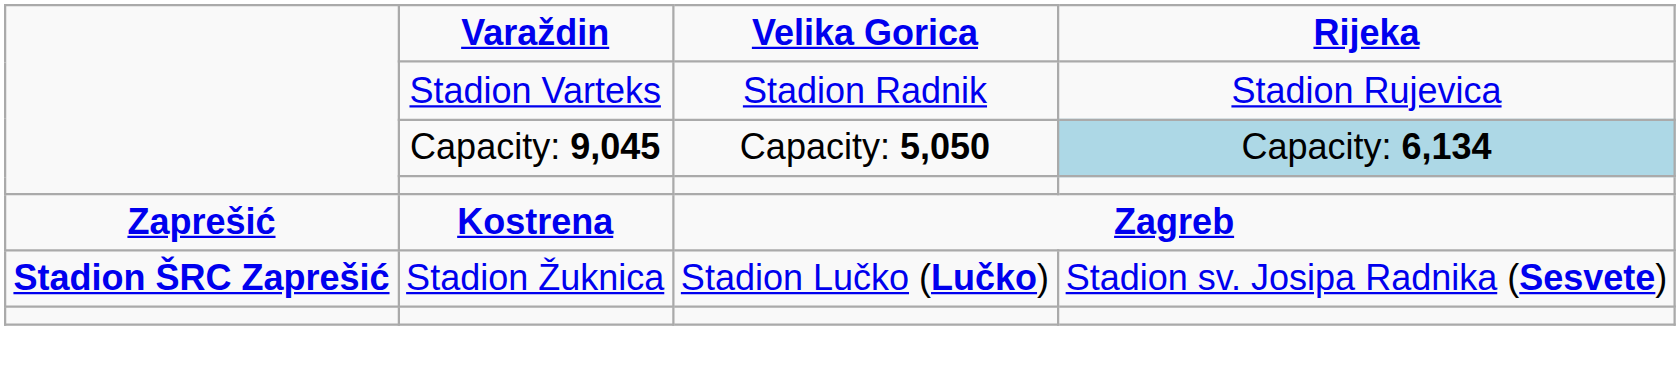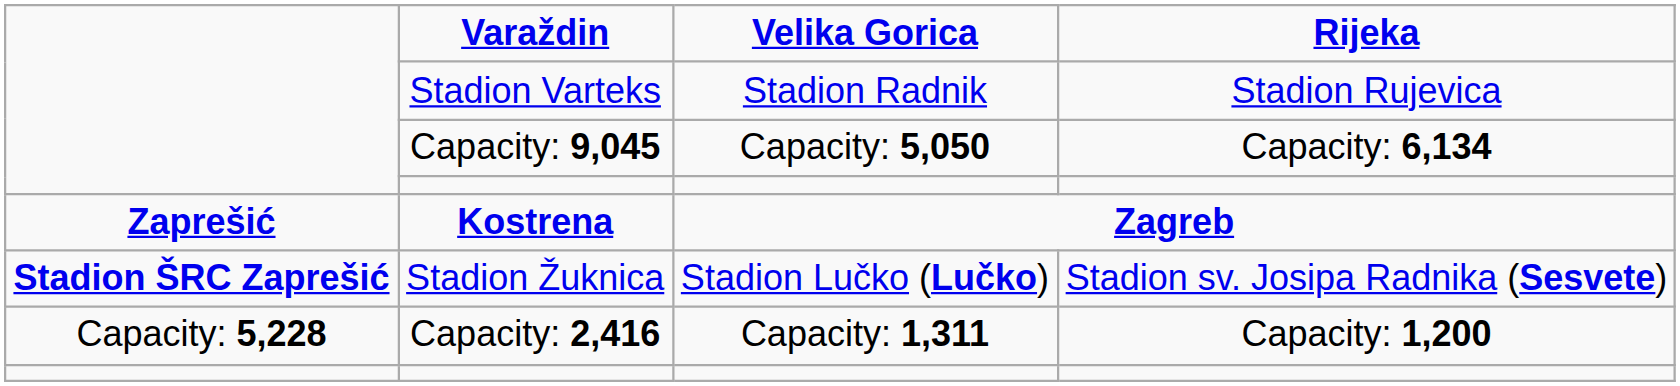(1366, 147) lightblue background -> (1366, 147) no background
+ row: (535, 335)
